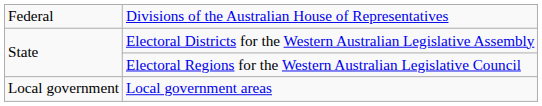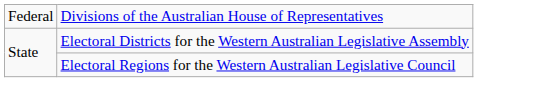- row: (199, 88)
